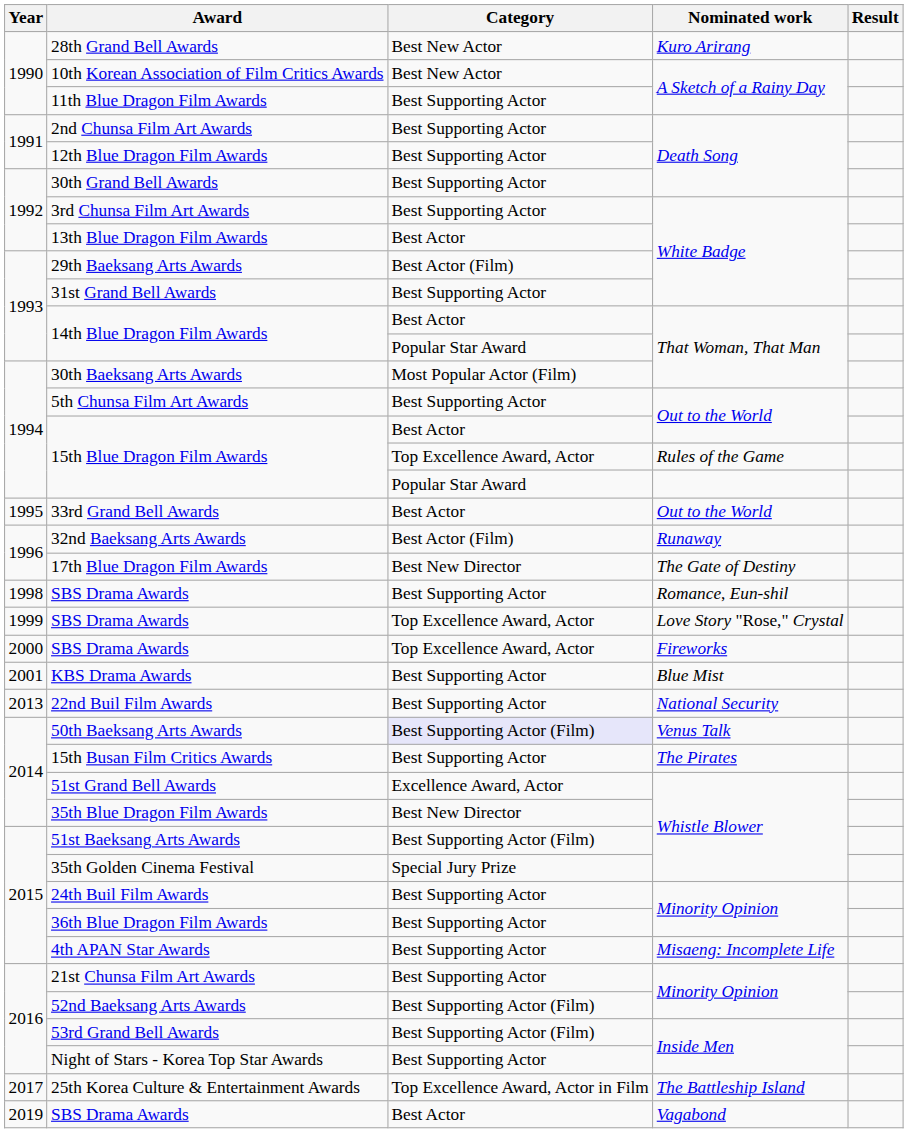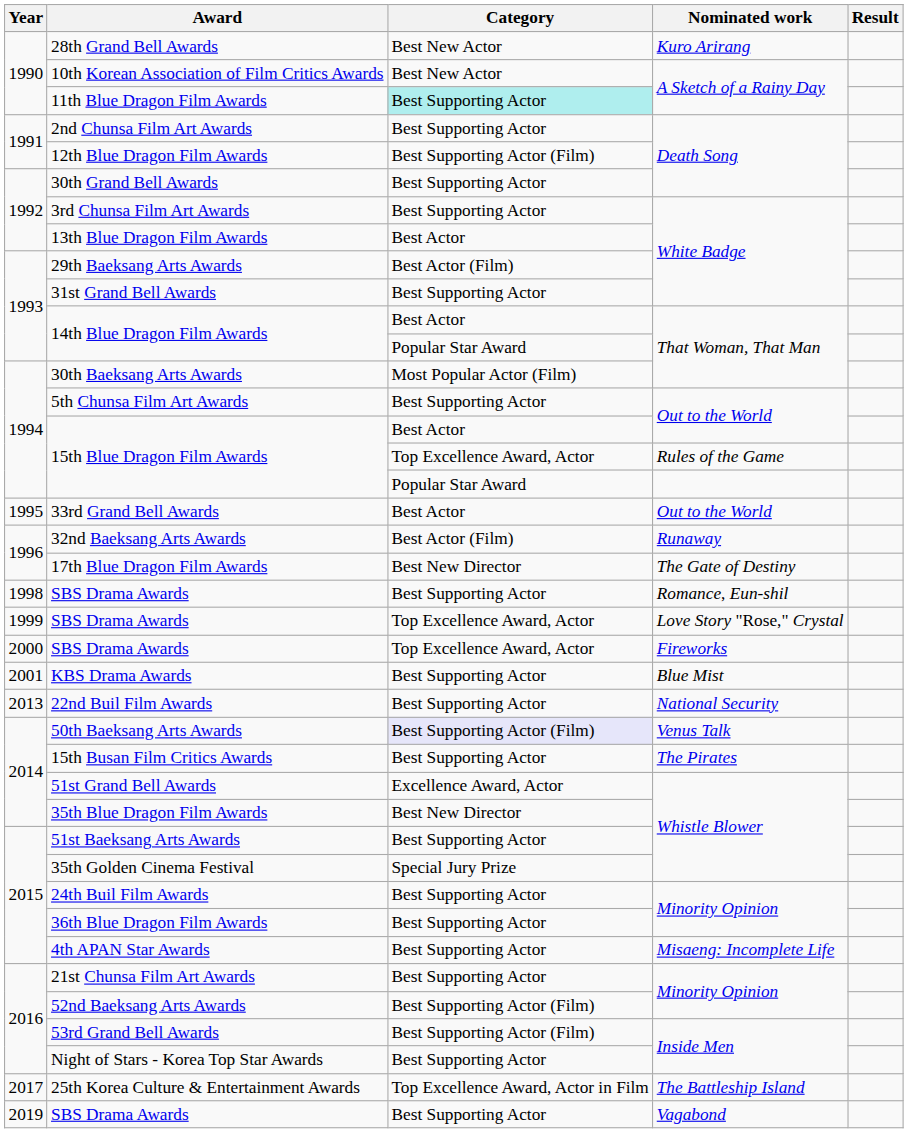(469, 100) no background -> (469, 100) paleturquoise background
(469, 155) Best Supporting Actor -> (493, 155) Best Supporting Actor (Film)
(493, 840) Best Supporting Actor (Film) -> (469, 840) Best Supporting Actor
(428, 1114) Best Actor -> (469, 1114) Best Supporting Actor
